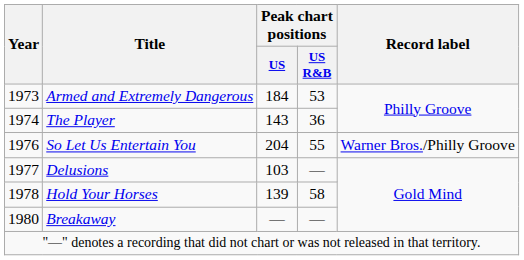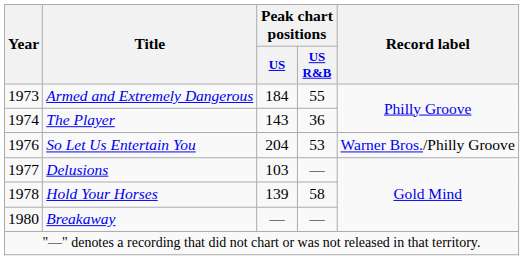(317, 96) 53 -> (317, 96) 55
(317, 145) 55 -> (317, 145) 53
